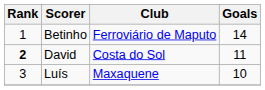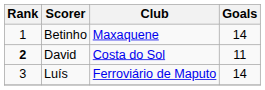(155, 34) Ferroviário de Maputo -> (126, 34) Maxaquene
(126, 74) Maxaquene -> (155, 74) Ferroviário de Maputo
(240, 74) 10 -> (240, 74) 14
